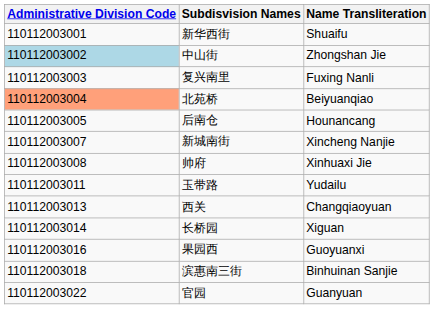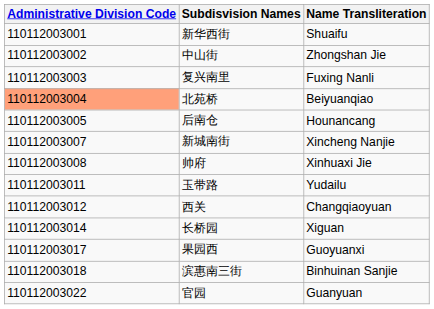(47, 56) lightblue background -> (47, 56) no background
(47, 207) 110112003013 -> (47, 207) 110112003012
(47, 250) 110112003016 -> (47, 250) 110112003017
